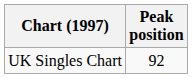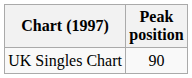(156, 60) 92 -> (156, 60) 90
